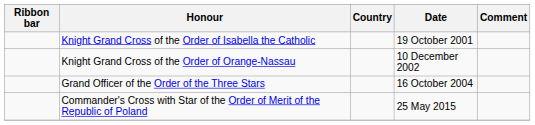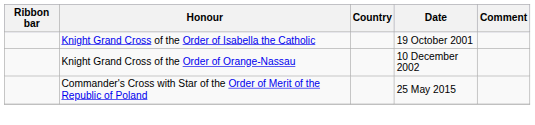- row: (163, 84)
